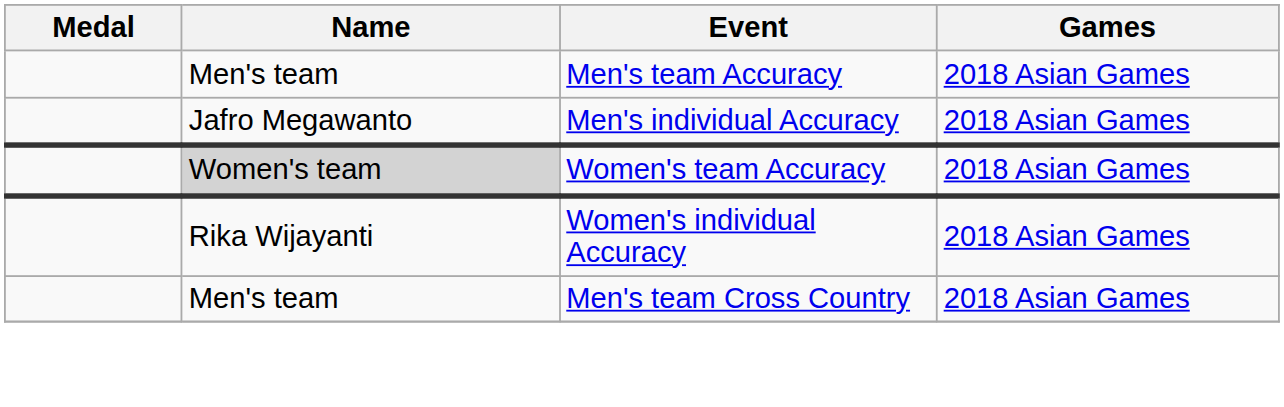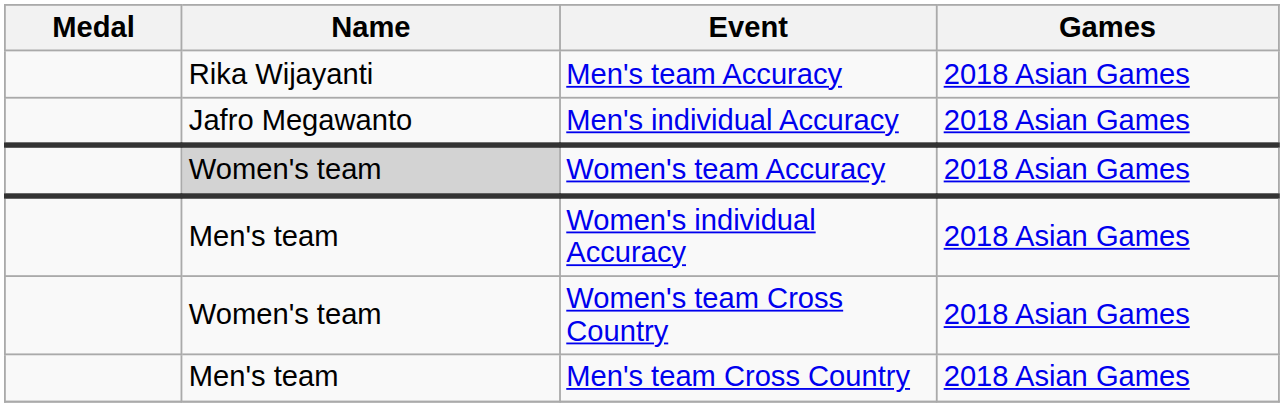(264, 73) Men's team -> (281, 73) Rika Wijayanti
(281, 235) Rika Wijayanti -> (264, 235) Men's team
+ row: (705, 314)
